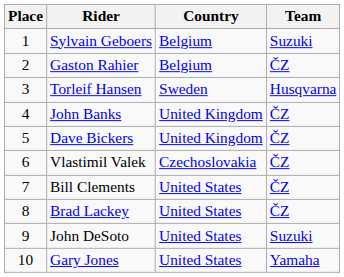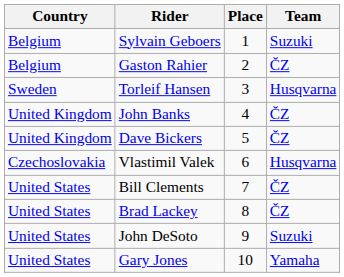columns swapped: (26, 16) <-> (211, 16)
(280, 162) ČZ -> (303, 162) Husqvarna
